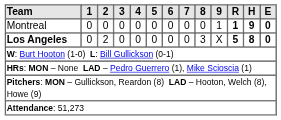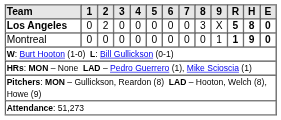rows swapped: (27, 25) <-> (37, 40)
